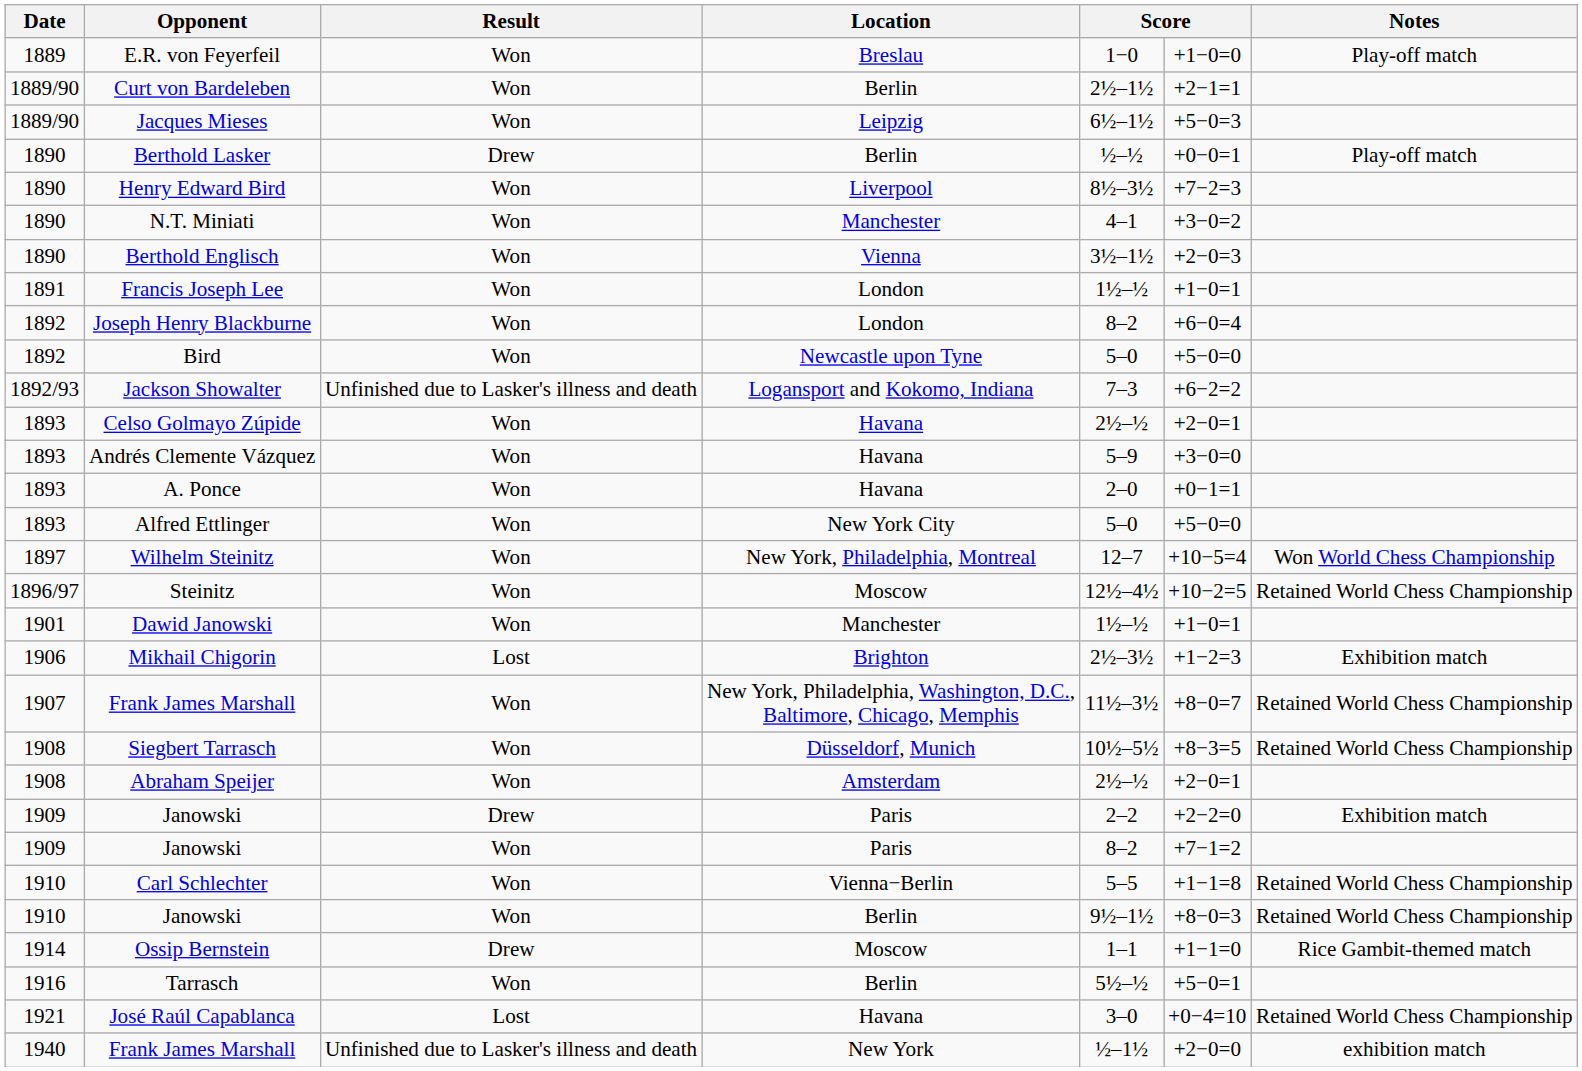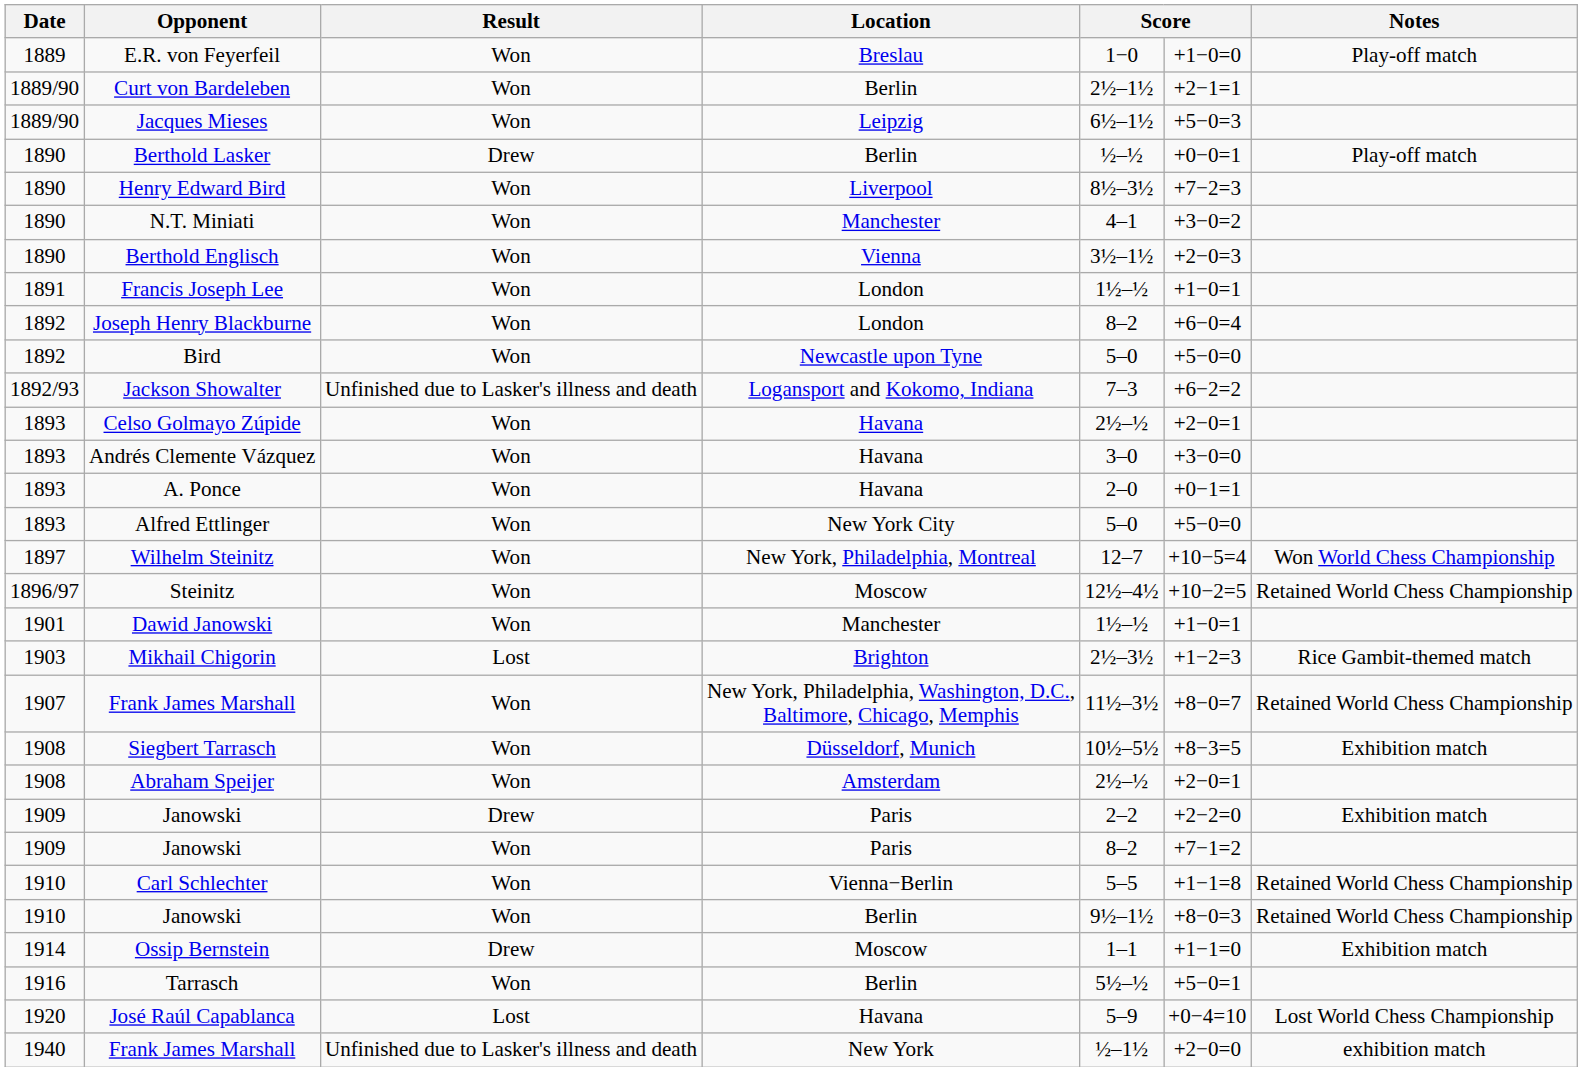(1122, 456) 5–9 -> (1122, 456) 3–0
(45, 657) 1906 -> (45, 657) 1903
(1414, 657) Exhibition match -> (1414, 657) Rice Gambit-themed match
(1414, 748) Retained World Chess Championship -> (1414, 748) Exhibition match
(1414, 949) Rice Gambit-themed match -> (1414, 949) Exhibition match
(45, 1016) 1921 -> (45, 1016) 1920
(1122, 1016) 3–0 -> (1122, 1016) 5–9
(1414, 1016) Retained World Chess Championship -> (1414, 1016) Lost World Chess Championship
